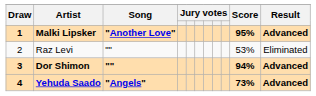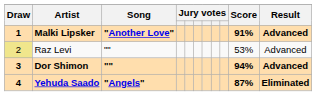(245, 34) 95% -> (244, 34) 91%
(20, 50) no background -> (18, 50) khaki background
(285, 50) Eliminated -> (285, 50) Advanced
(245, 83) 73% -> (244, 83) 87%
(285, 83) Advanced -> (285, 83) Eliminated
